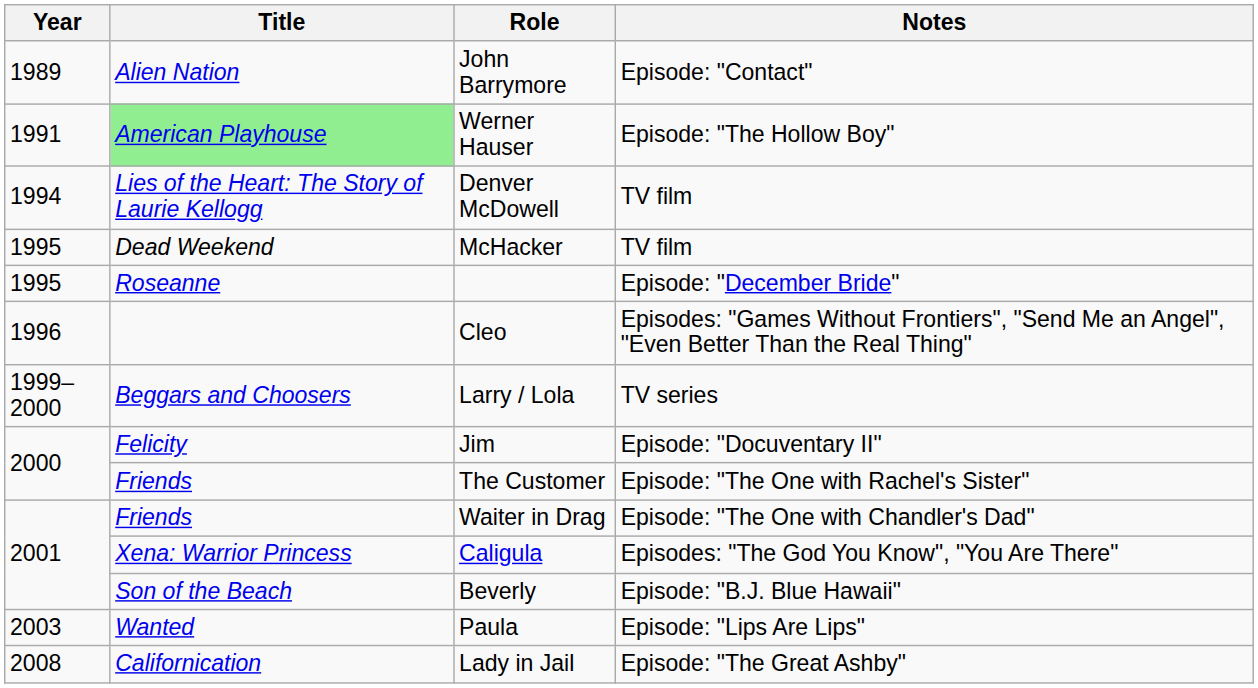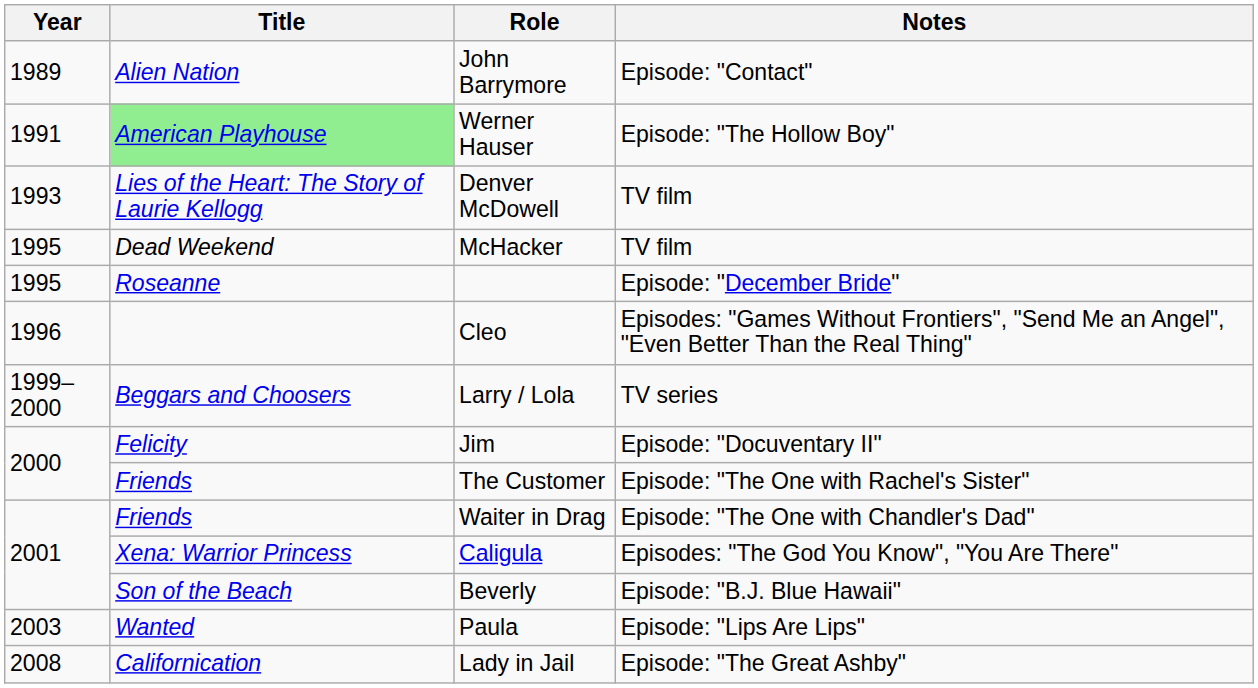(36, 197) 1994 -> (36, 197) 1993
